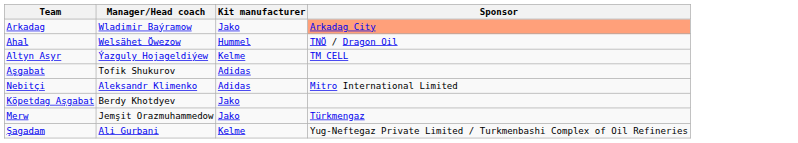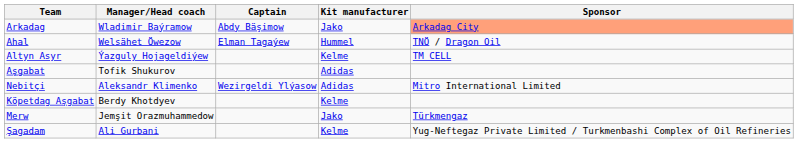+ column: (267, 12)
(229, 101) Jako -> (335, 101) Kelme
